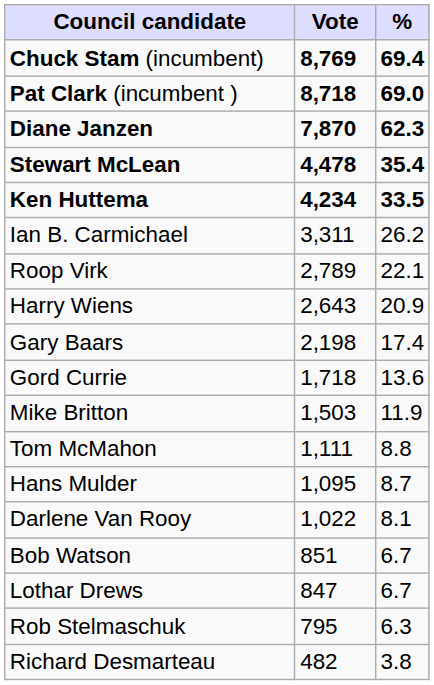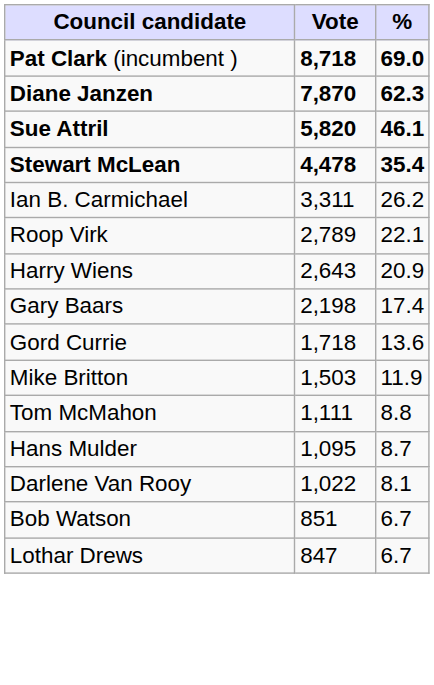- row: (137, 57)
+ row: (59, 128)
- row: (79, 199)
- row: (98, 626)
- row: (113, 661)
